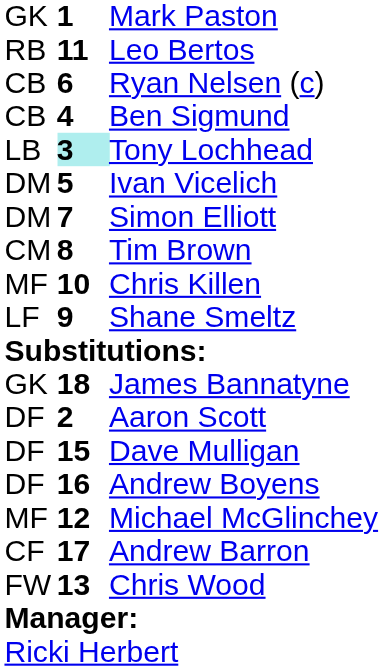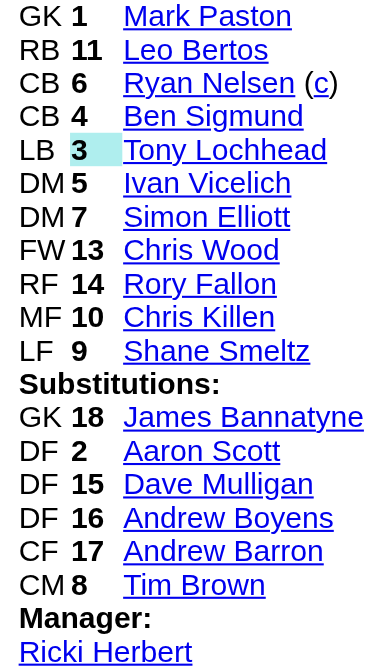rows swapped: (180, 250) <-> (187, 584)
+ row: (200, 283)
- row: (244, 517)
